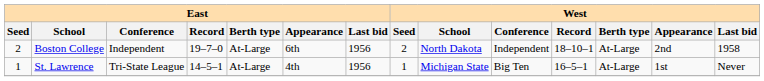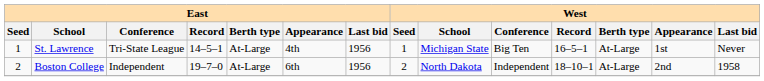rows swapped: (64, 66) <-> (69, 48)
